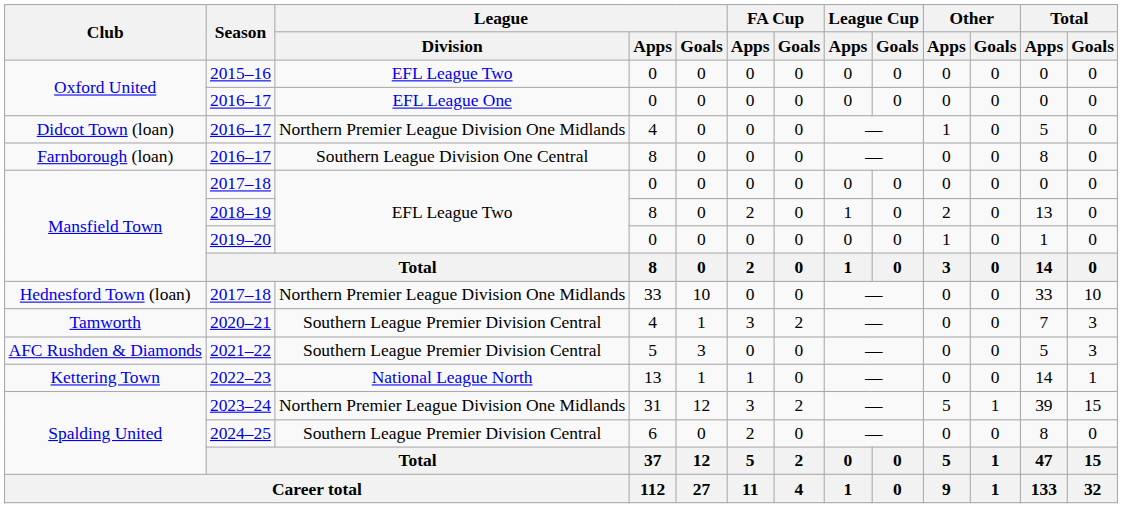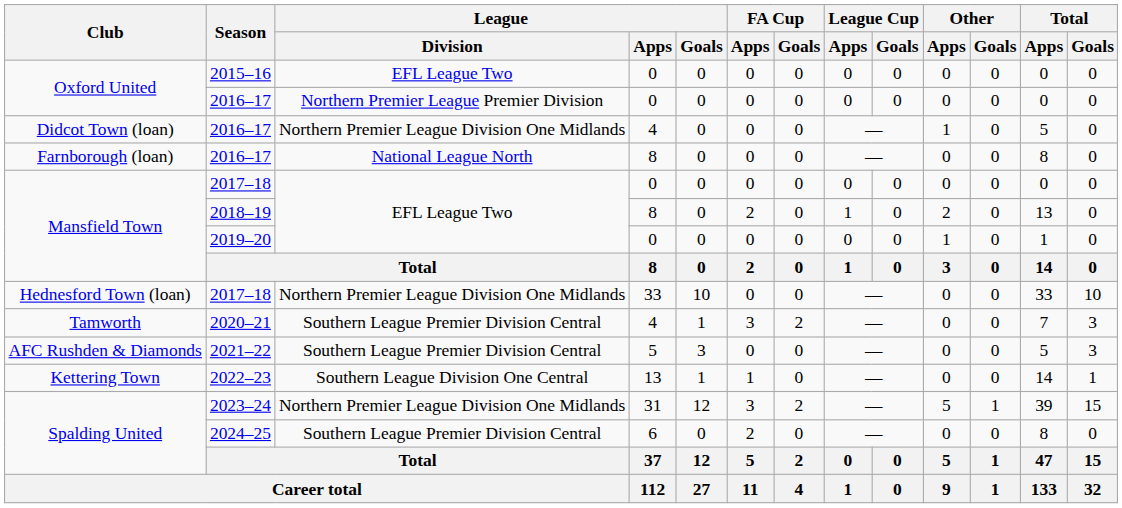(452, 101) EFL League One -> (452, 101) Northern Premier League Premier Division
(452, 156) Southern League Division One Central -> (452, 156) National League North
(452, 377) National League North -> (452, 377) Southern League Division One Central
